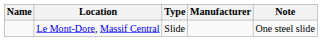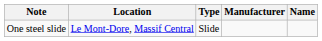columns swapped: (19, 12) <-> (285, 12)
